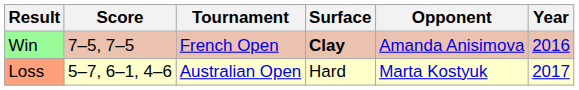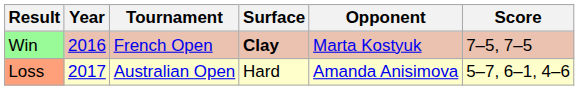columns swapped: (551, 17) <-> (120, 17)
(452, 44) Amanda Anisimova -> (367, 44) Marta Kostyuk
(433, 71) Marta Kostyuk -> (386, 71) Amanda Anisimova
